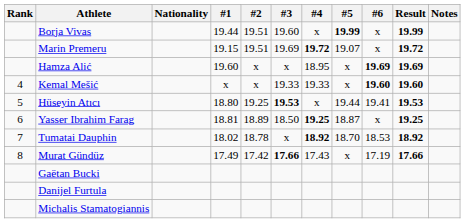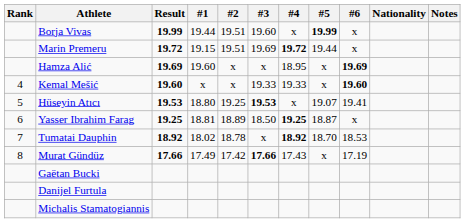columns swapped: (181, 13) <-> (411, 13)
(347, 48) 19.07 -> (324, 48) 19.44
(347, 102) 19.44 -> (324, 102) 19.07
